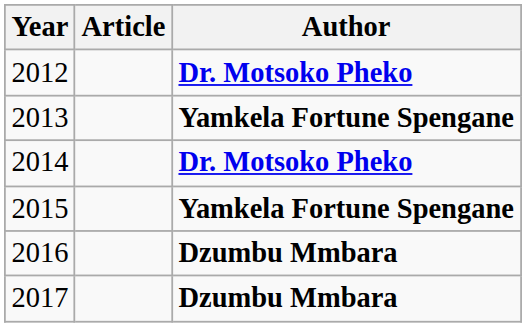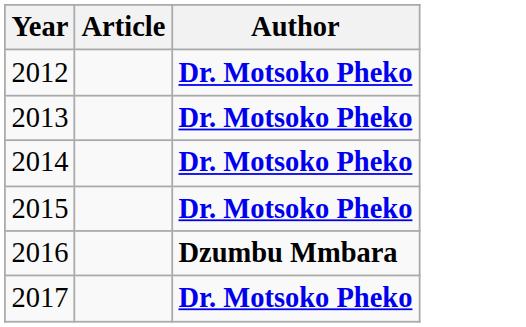(346, 117) Yamkela Fortune Spengane -> (295, 117) Dr. Motsoko Pheko
(346, 207) Yamkela Fortune Spengane -> (295, 207) Dr. Motsoko Pheko
(288, 298) Dzumbu Mmbara -> (295, 298) Dr. Motsoko Pheko
